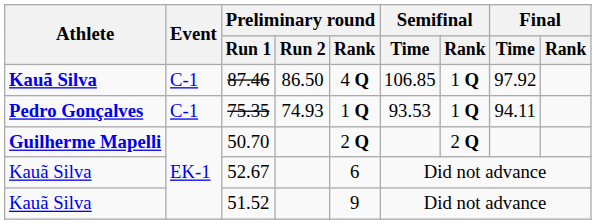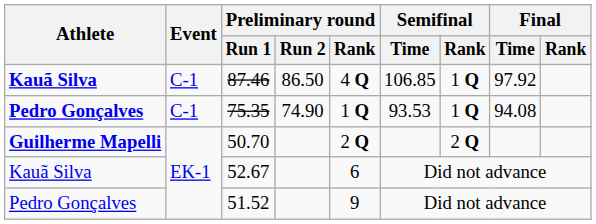(303, 111) 74.93 -> (303, 111) 74.90
(515, 111) 94.11 -> (515, 111) 94.08
(50, 203) Kauã Silva -> (73, 203) Pedro Gonçalves
